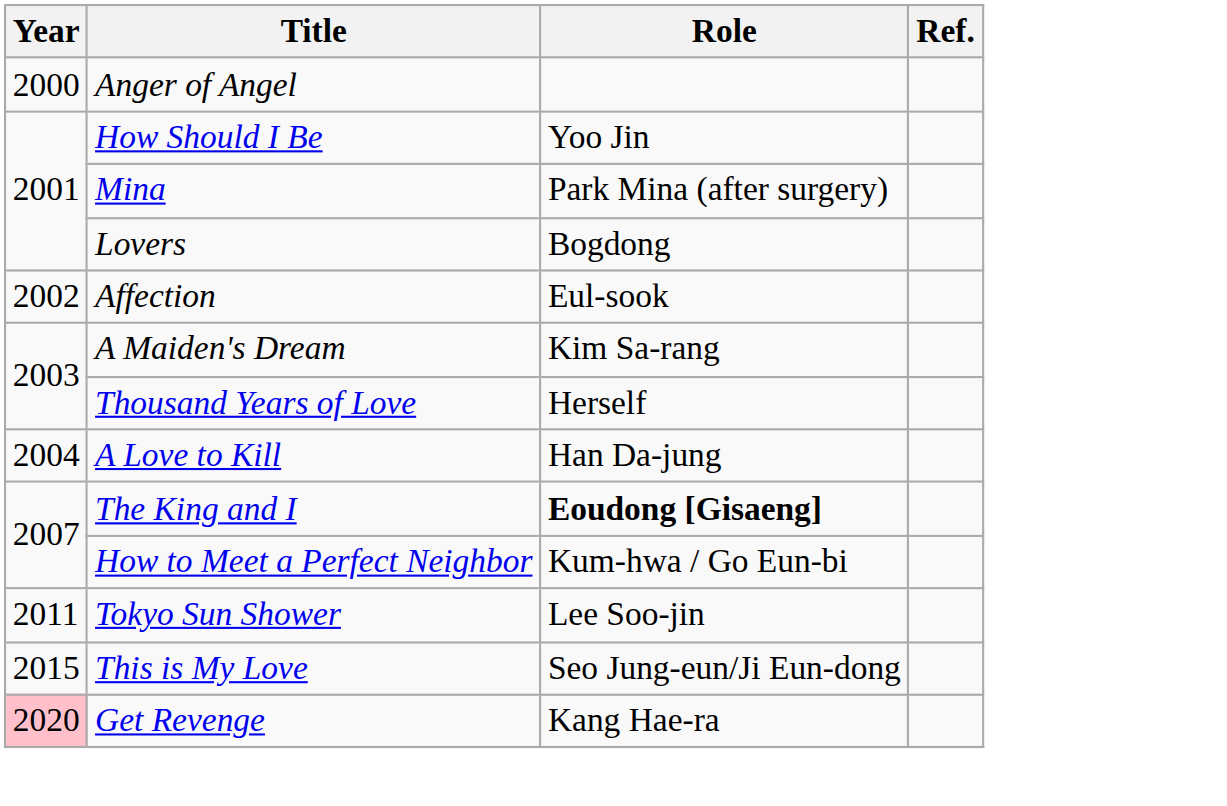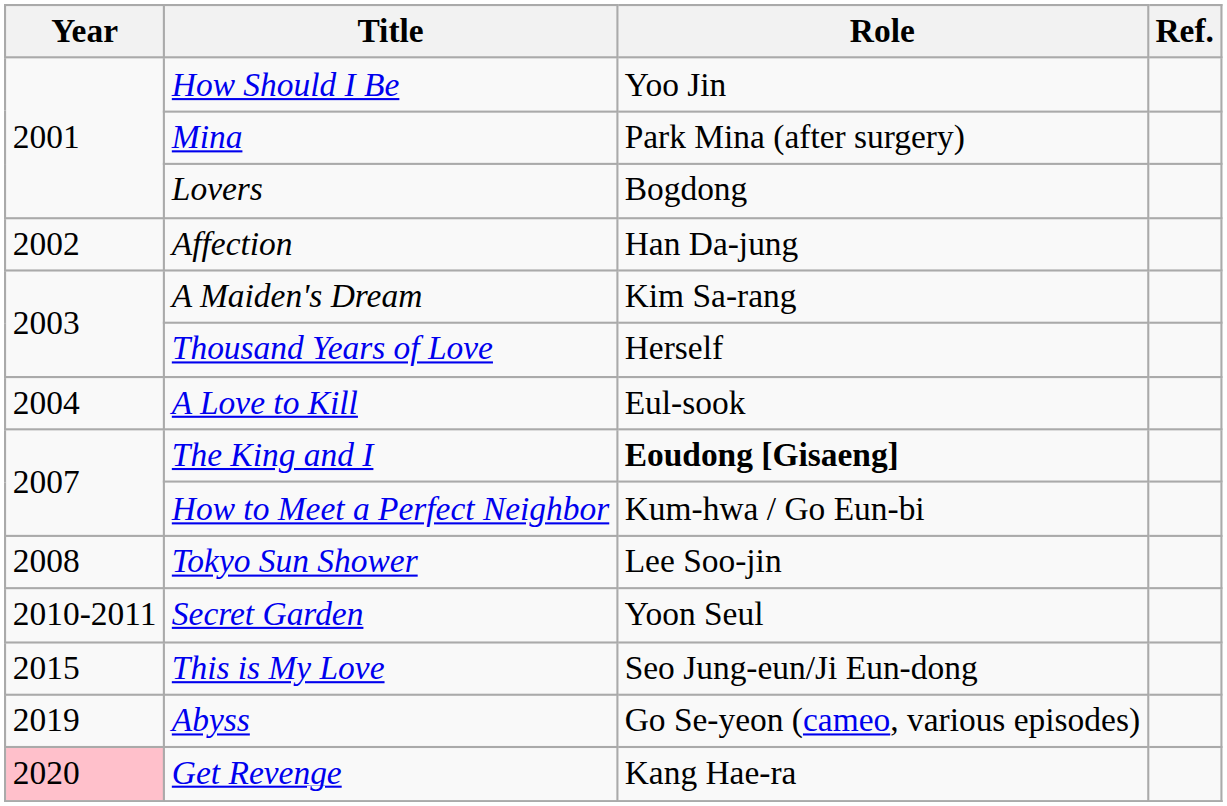- row: (196, 84)
(608, 296) Eul-sook -> (711, 243) Han Da-jung
(635, 455) Han Da-jung -> (685, 402) Eul-sook
(46, 614) 2011 -> (46, 561) 2008
+ row: (268, 614)
+ row: (211, 720)
